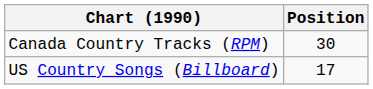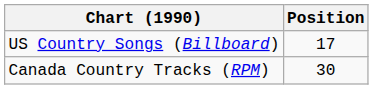rows swapped: (139, 44) <-> (144, 70)
